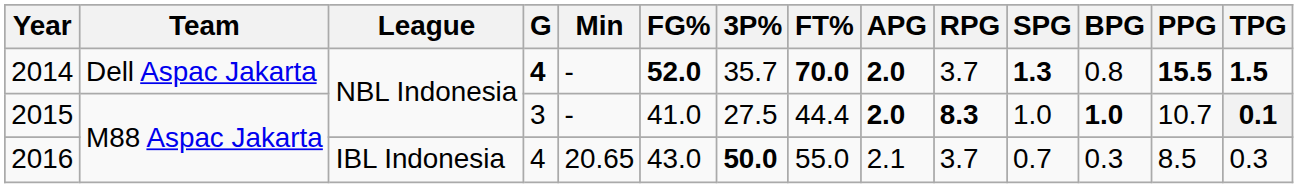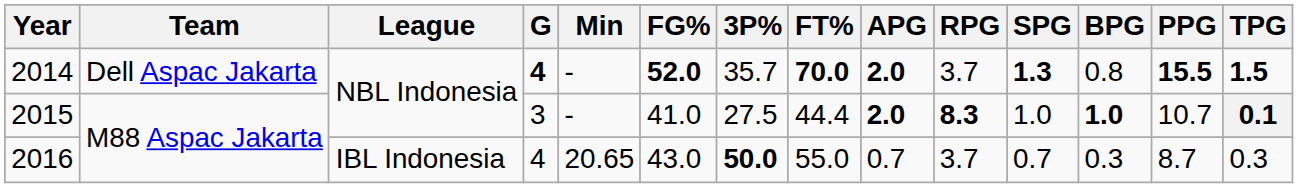(886, 159) 2.1 -> (886, 159) 0.7
(1177, 159) 8.5 -> (1177, 159) 8.7
